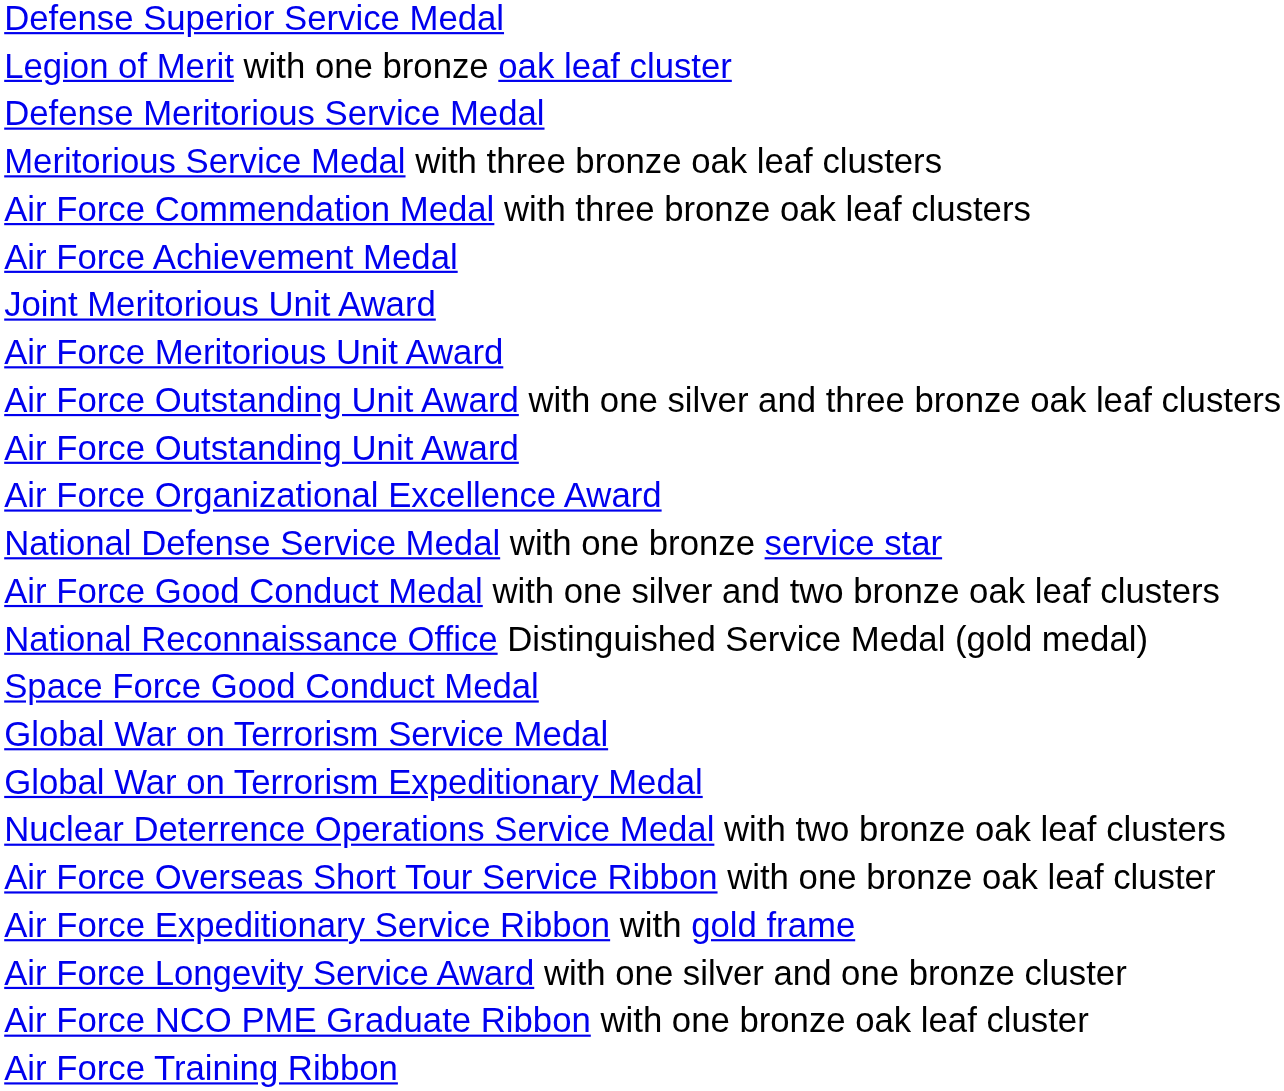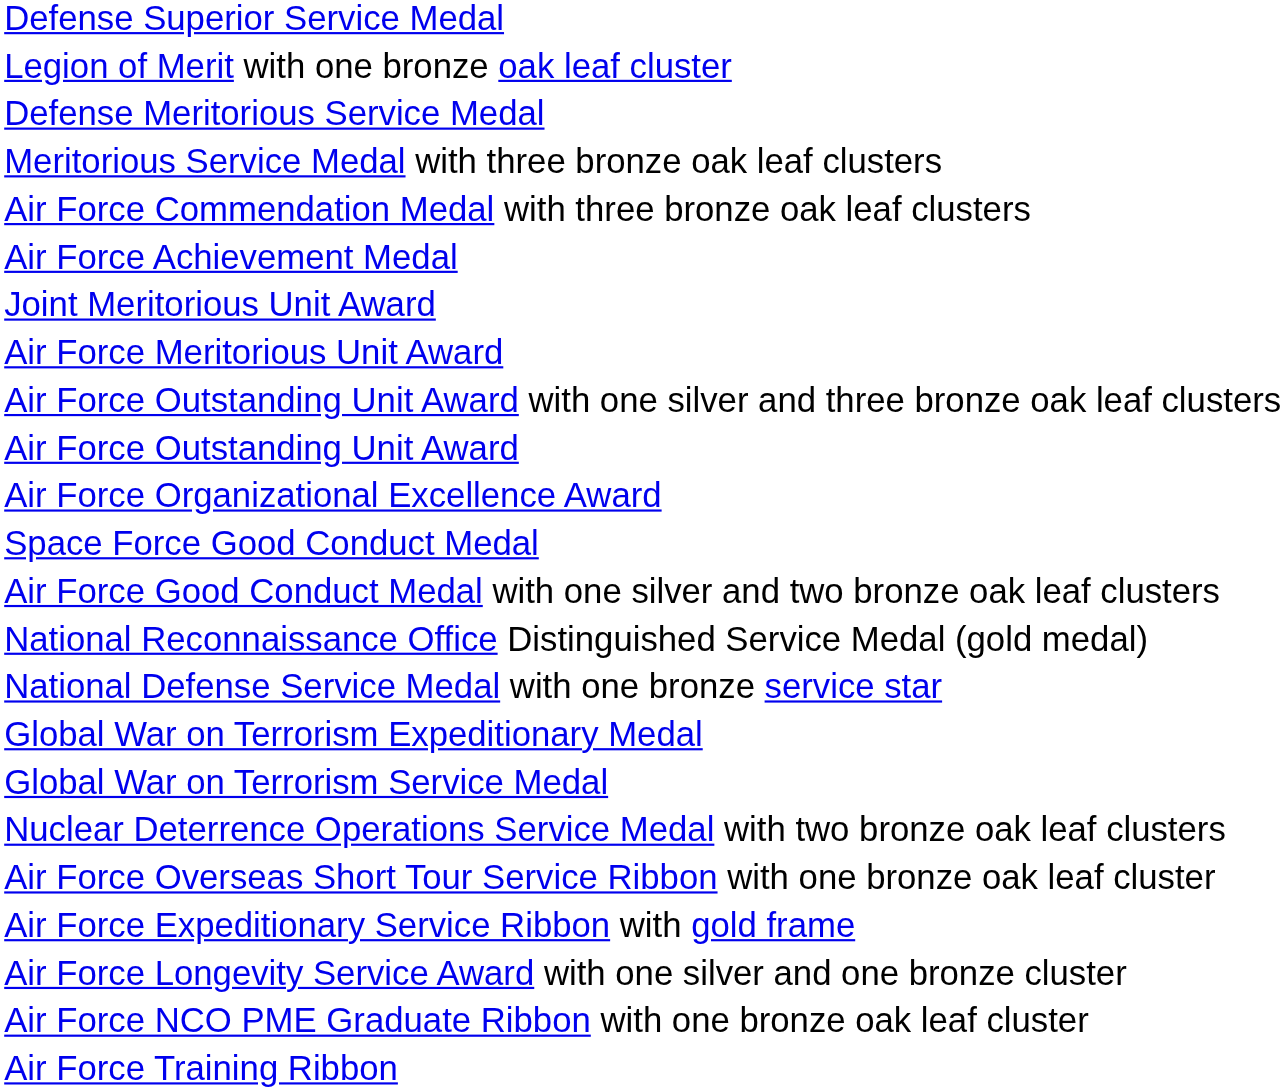rows swapped: (271, 686) <-> (473, 543)
rows swapped: (353, 782) <-> (306, 734)
